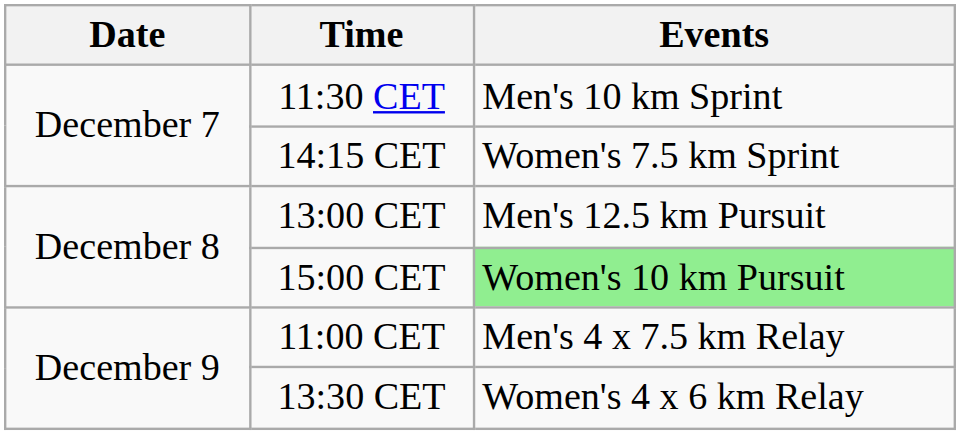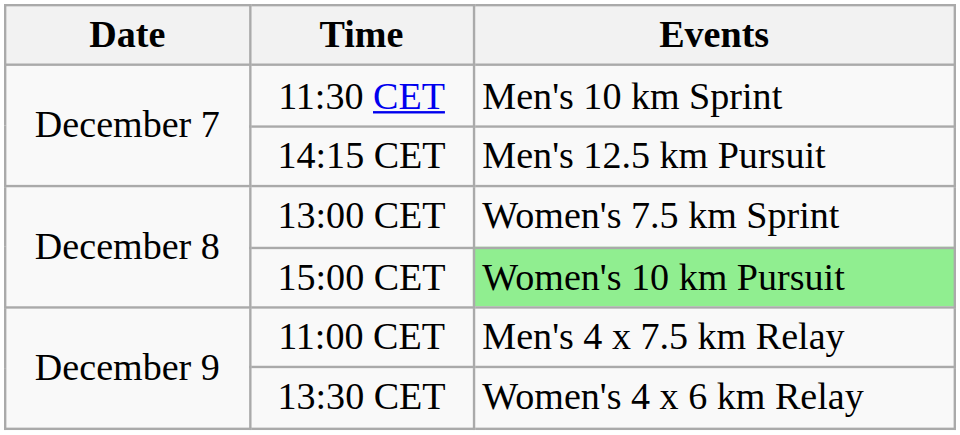(661, 155) Women's 7.5 km Sprint -> (654, 155) Men's 12.5 km Pursuit
(654, 215) Men's 12.5 km Pursuit -> (661, 215) Women's 7.5 km Sprint
